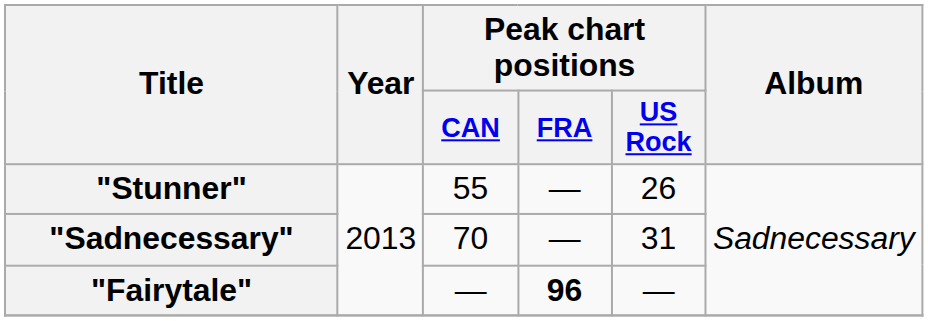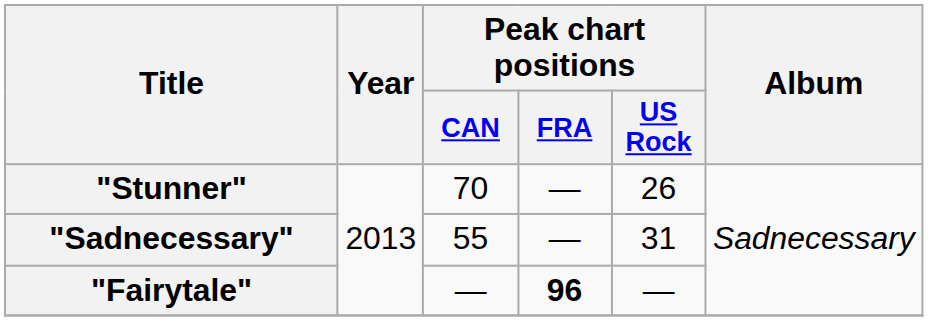(471, 188) 55 -> (471, 188) 70
(471, 239) 70 -> (471, 239) 55
